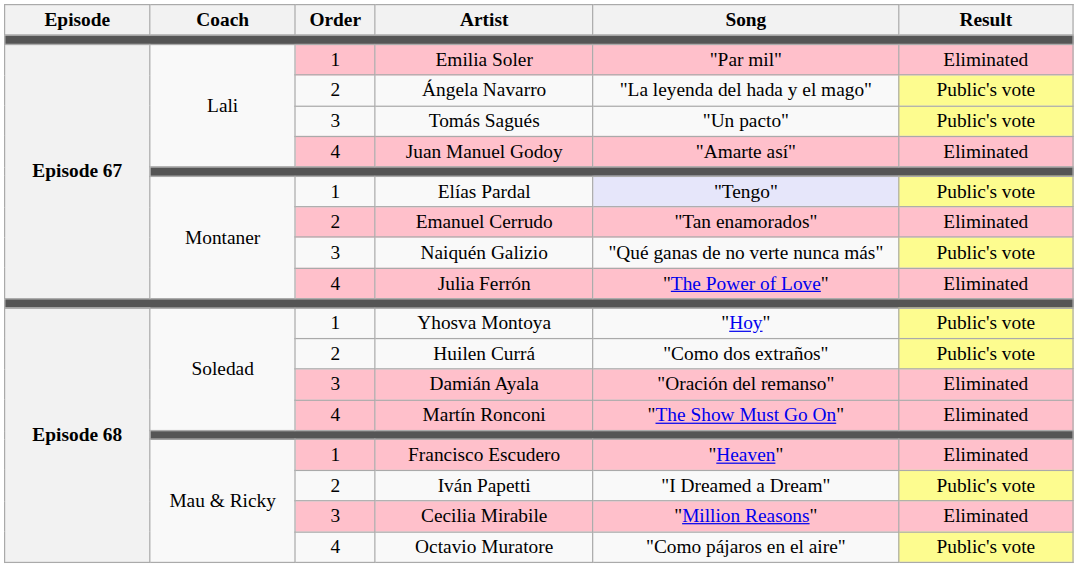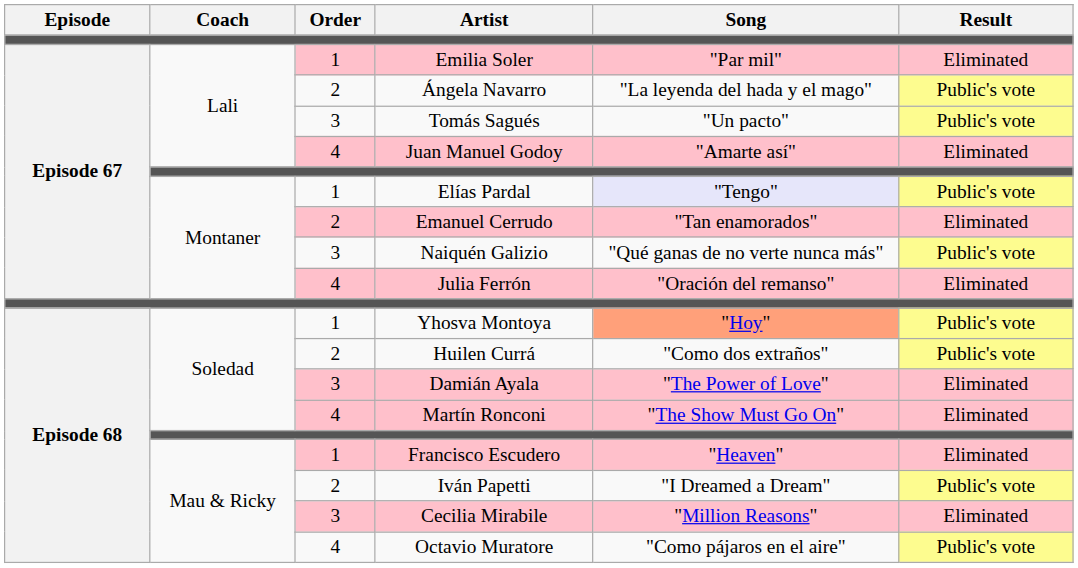(746, 283) "The Power of Love" -> (746, 283) "Oración del remanso"
(746, 322) no background -> (746, 322) lightsalmon background
(746, 384) "Oración del remanso" -> (746, 384) "The Power of Love"
